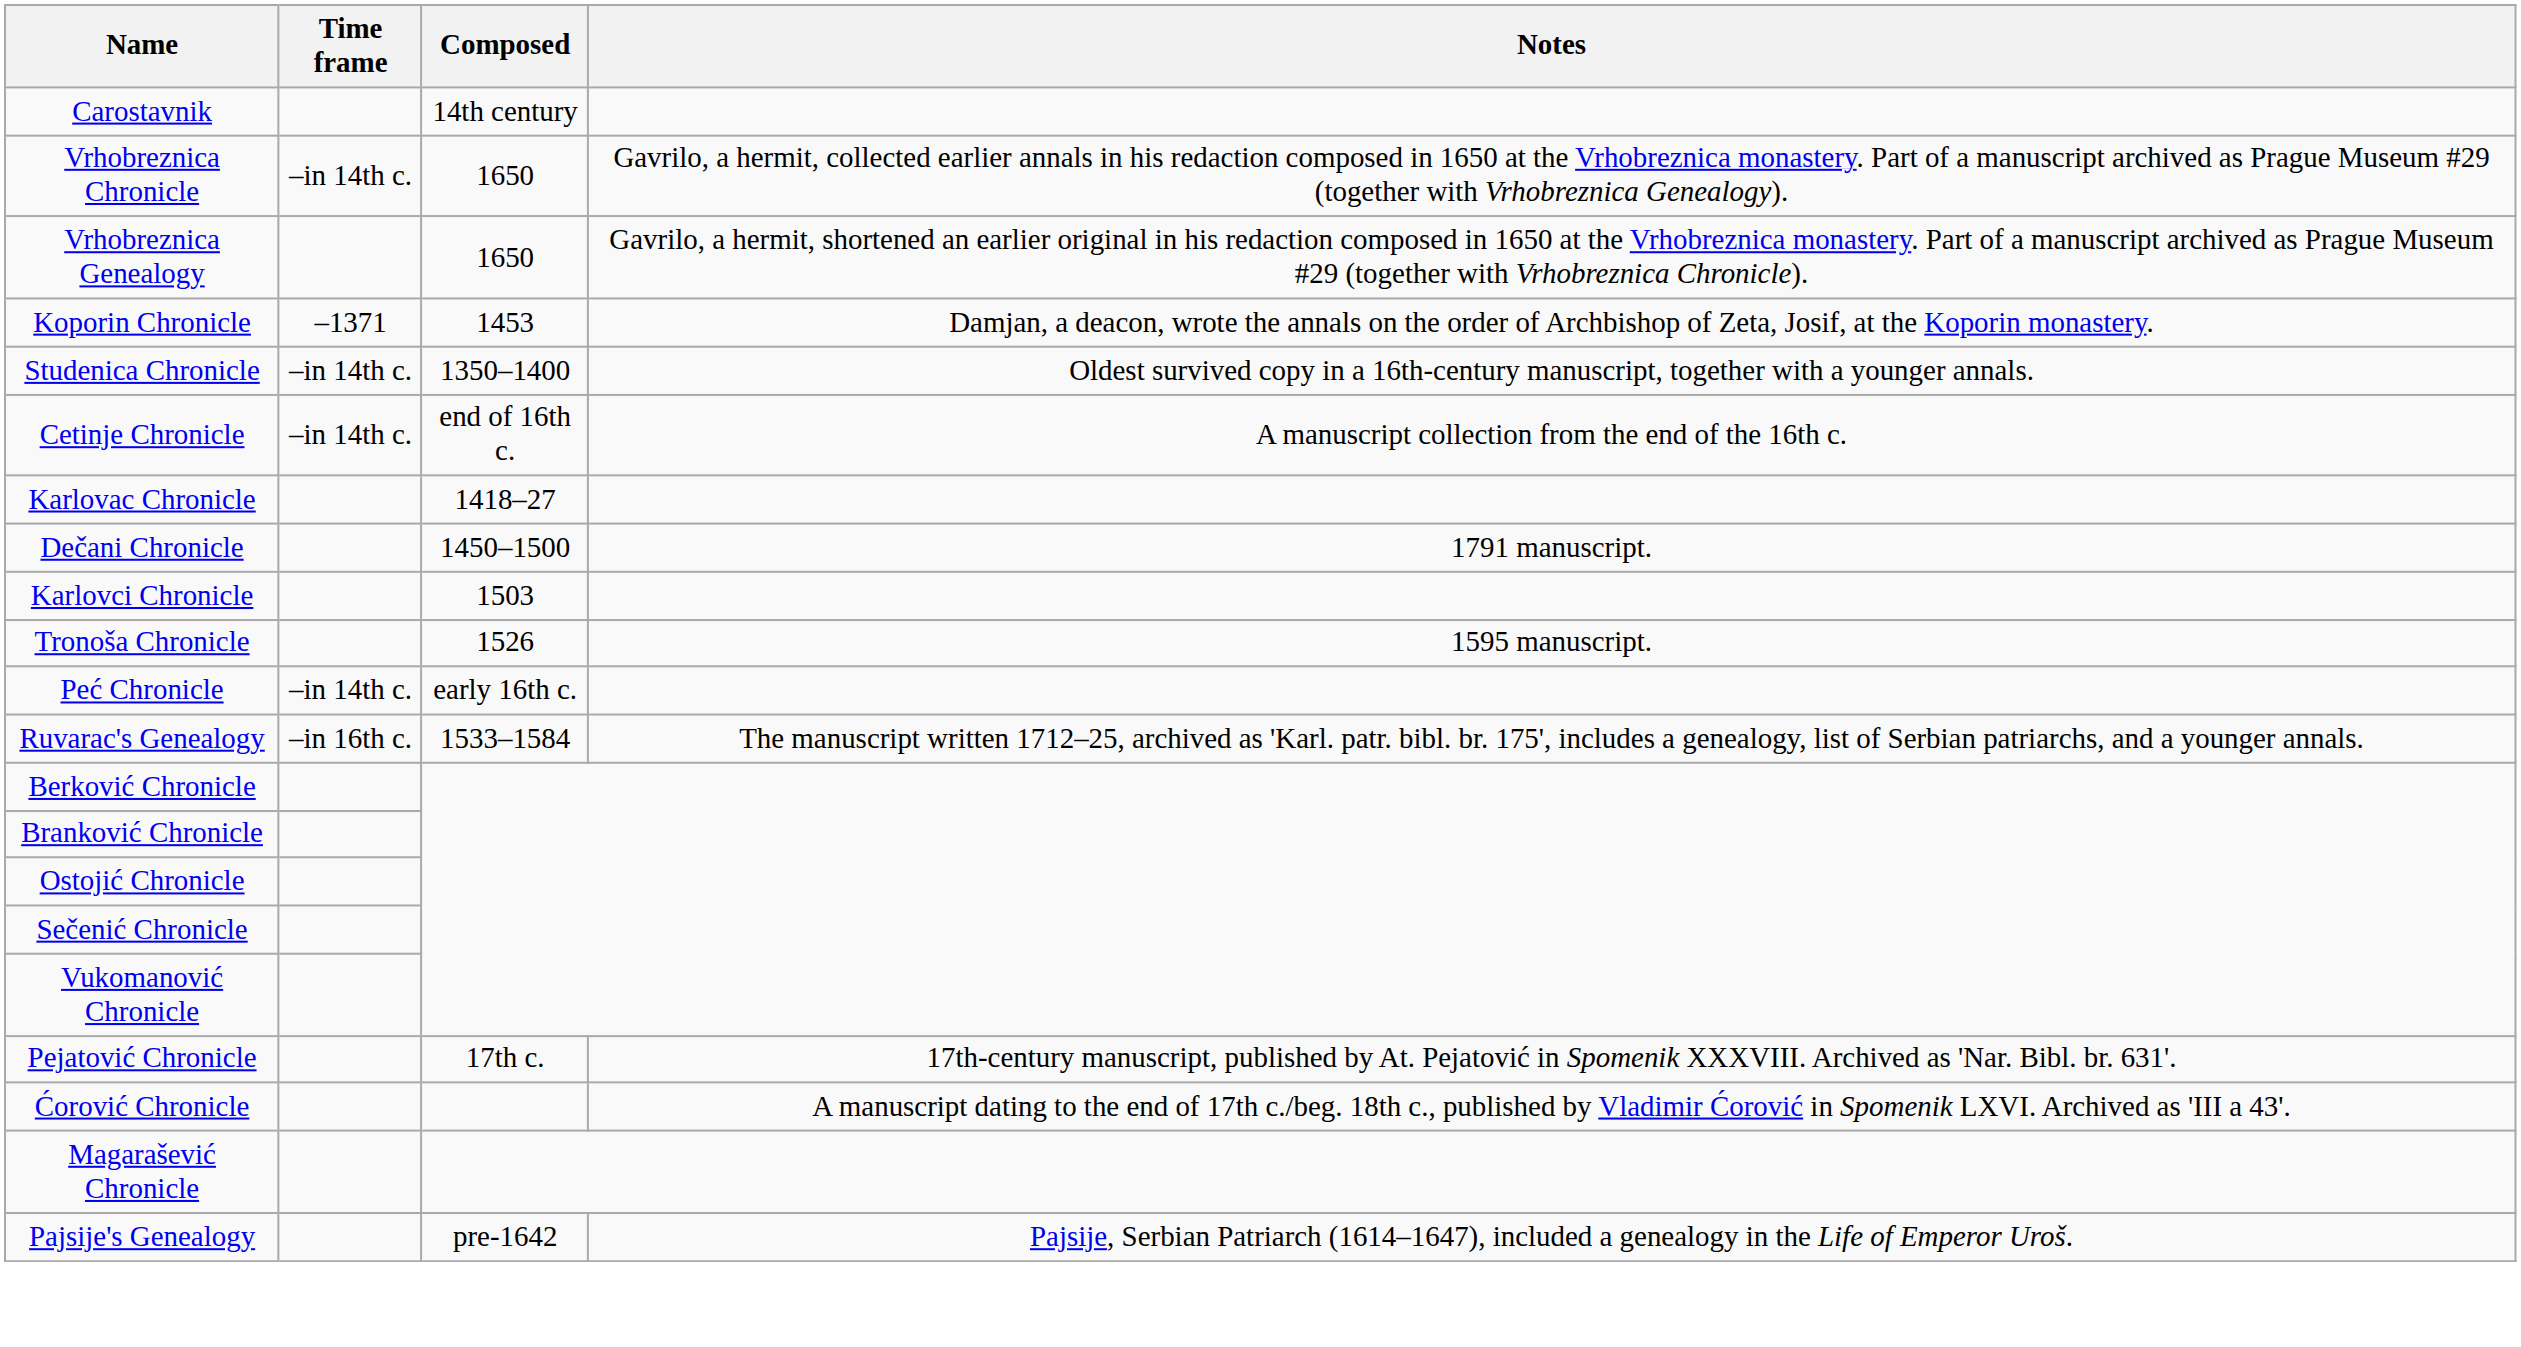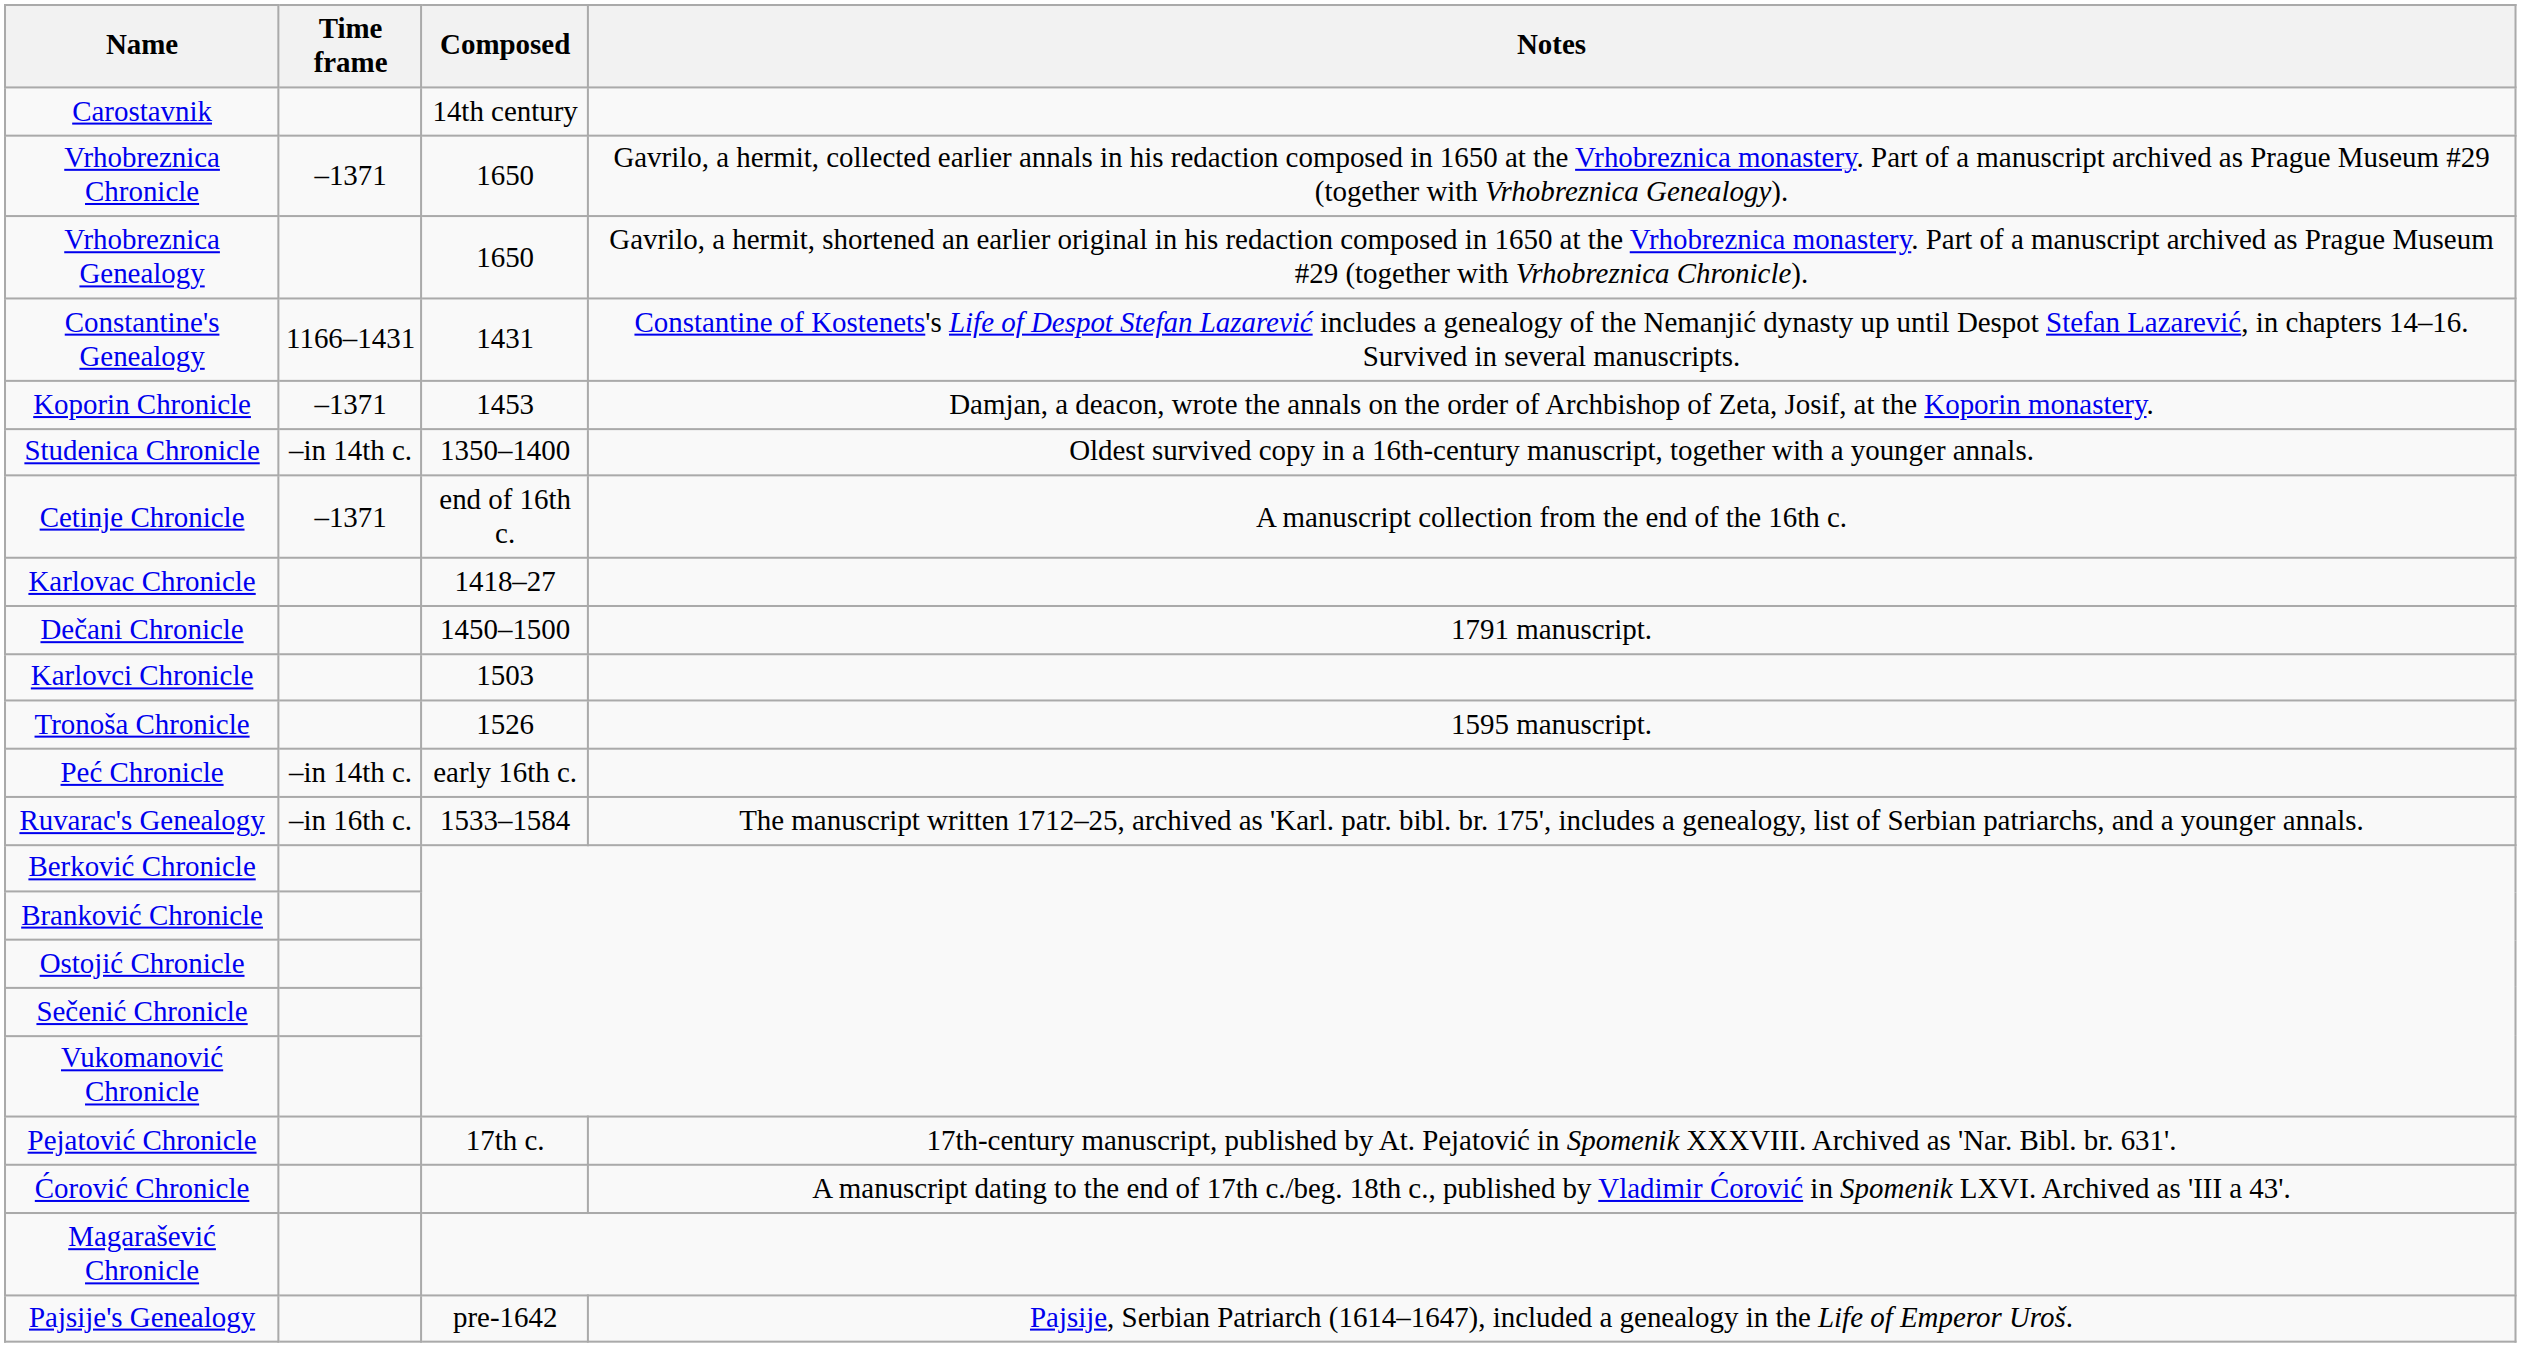(351, 175) –in 14th c. -> (351, 175) –1371
+ row: (142, 339)
(351, 434) –in 14th c. -> (351, 516) –1371
